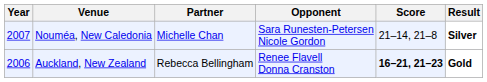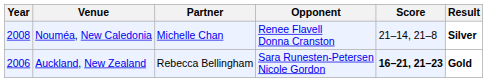(19, 36) 2007 -> (19, 36) 2008
(316, 36) Sara Runesten-Petersen Nicole Gordon -> (296, 36) Renee Flavell Donna Cranston
(296, 64) Renee Flavell Donna Cranston -> (316, 64) Sara Runesten-Petersen Nicole Gordon
